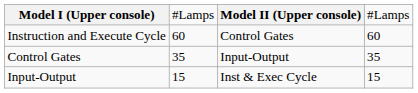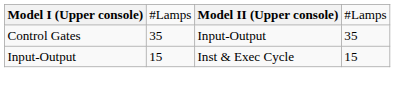- row: (87, 35)
